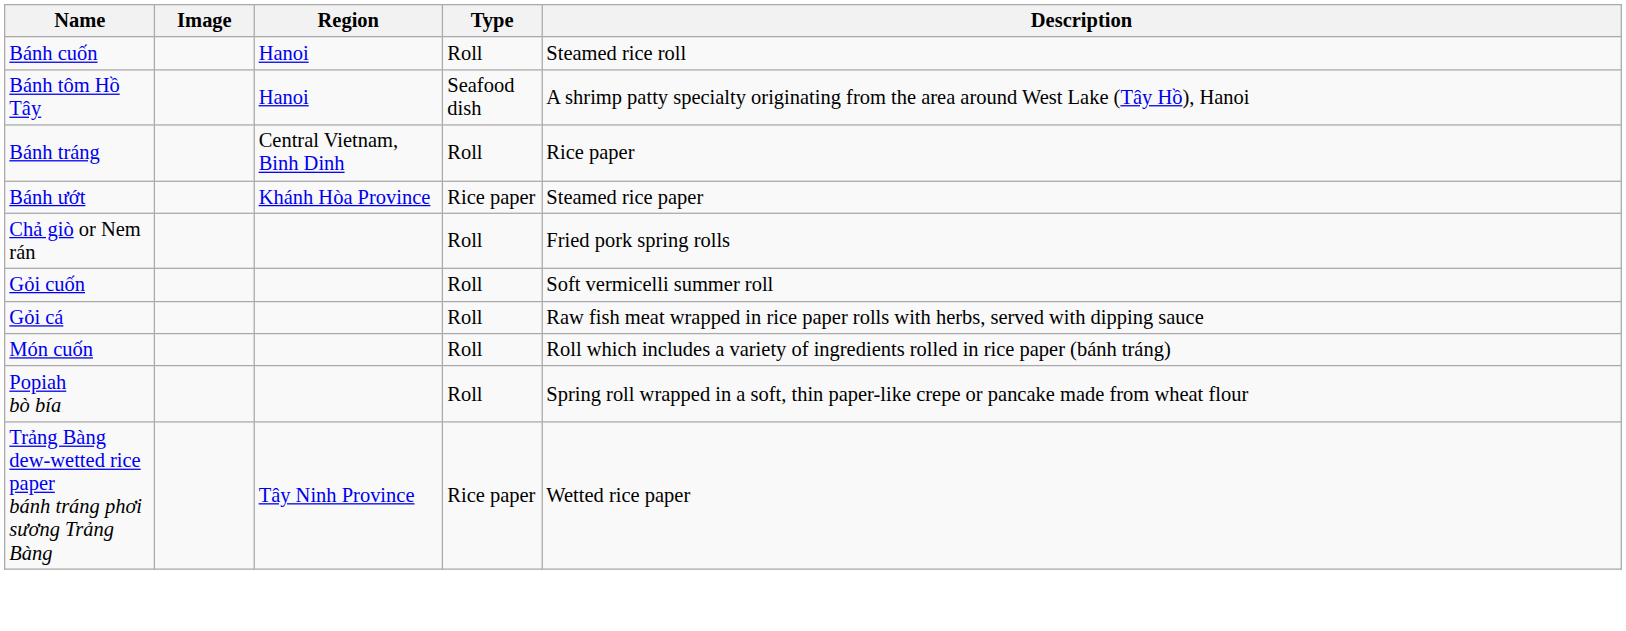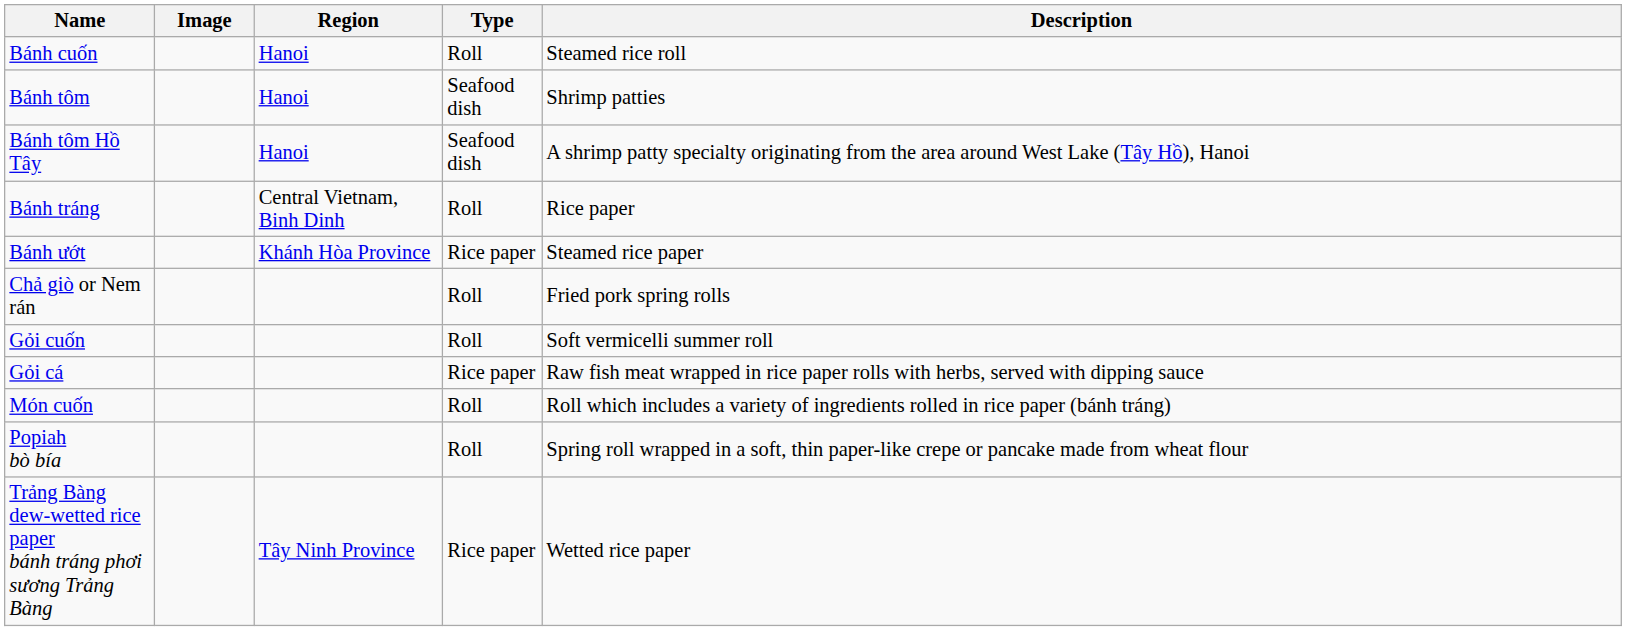+ row: (49, 97)
(465, 317) Roll -> (491, 372) Rice paper
